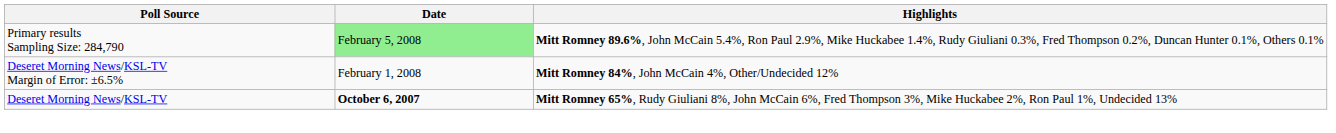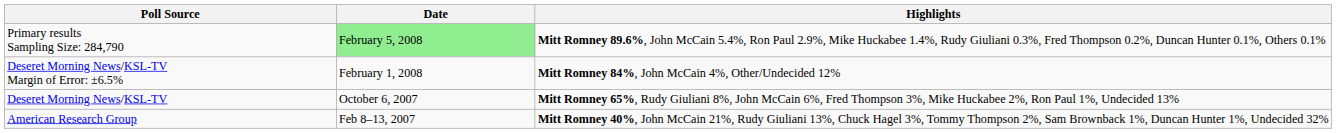(379, 99) bold -> (378, 99) normal
+ row: (72, 118)
